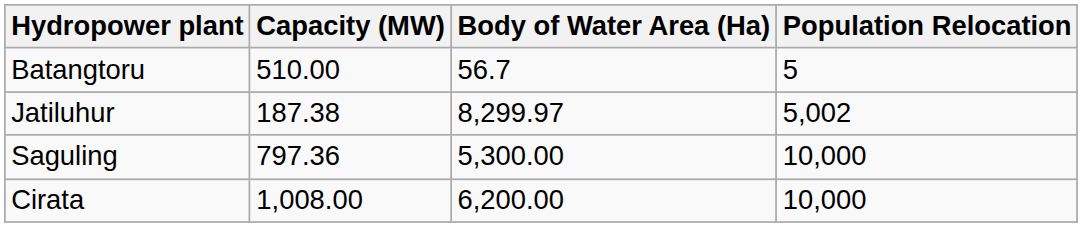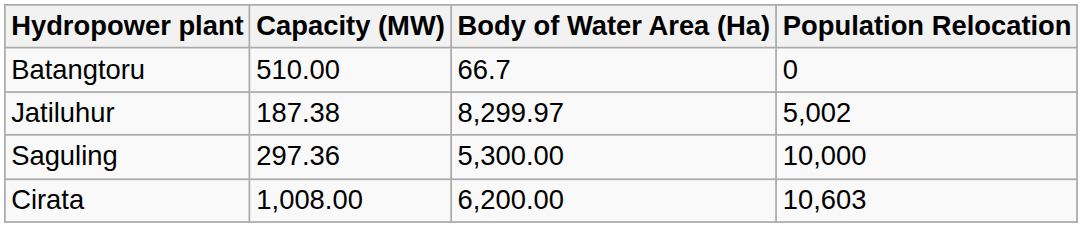(484, 69) 56.7 -> (484, 69) 66.7
(790, 69) 5 -> (790, 69) 0
(298, 156) 797.36 -> (298, 156) 297.36
(825, 199) 10,000 -> (825, 199) 10,603
